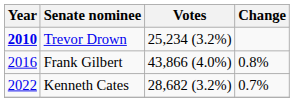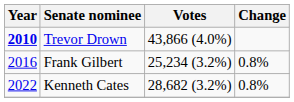(190, 39) 25,234 (3.2%) -> (190, 39) 43,866 (4.0%)
(190, 62) 43,866 (4.0%) -> (190, 62) 25,234 (3.2%)
(253, 85) 0.7% -> (253, 85) 0.8%
